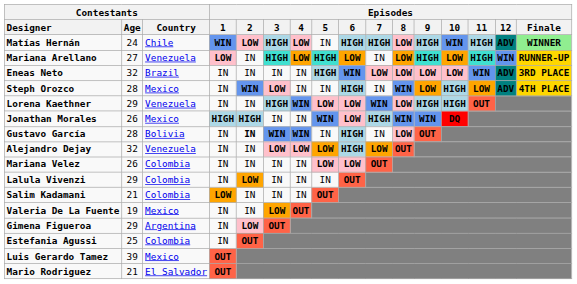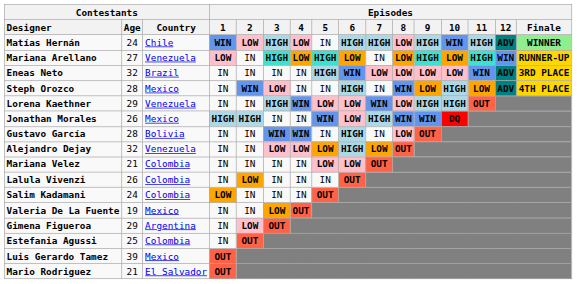(250, 134) bold -> (250, 134) normal
(132, 165) 26 -> (132, 165) 21
(132, 180) 29 -> (132, 180) 26
(132, 195) 21 -> (132, 195) 24
